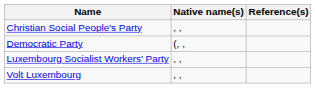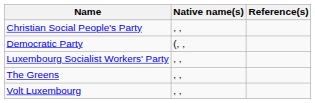+ row: (33, 75)
